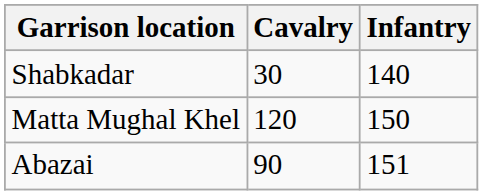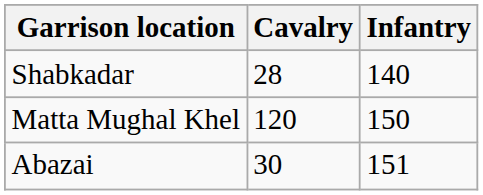(268, 73) 30 -> (268, 73) 28
(268, 165) 90 -> (268, 165) 30
